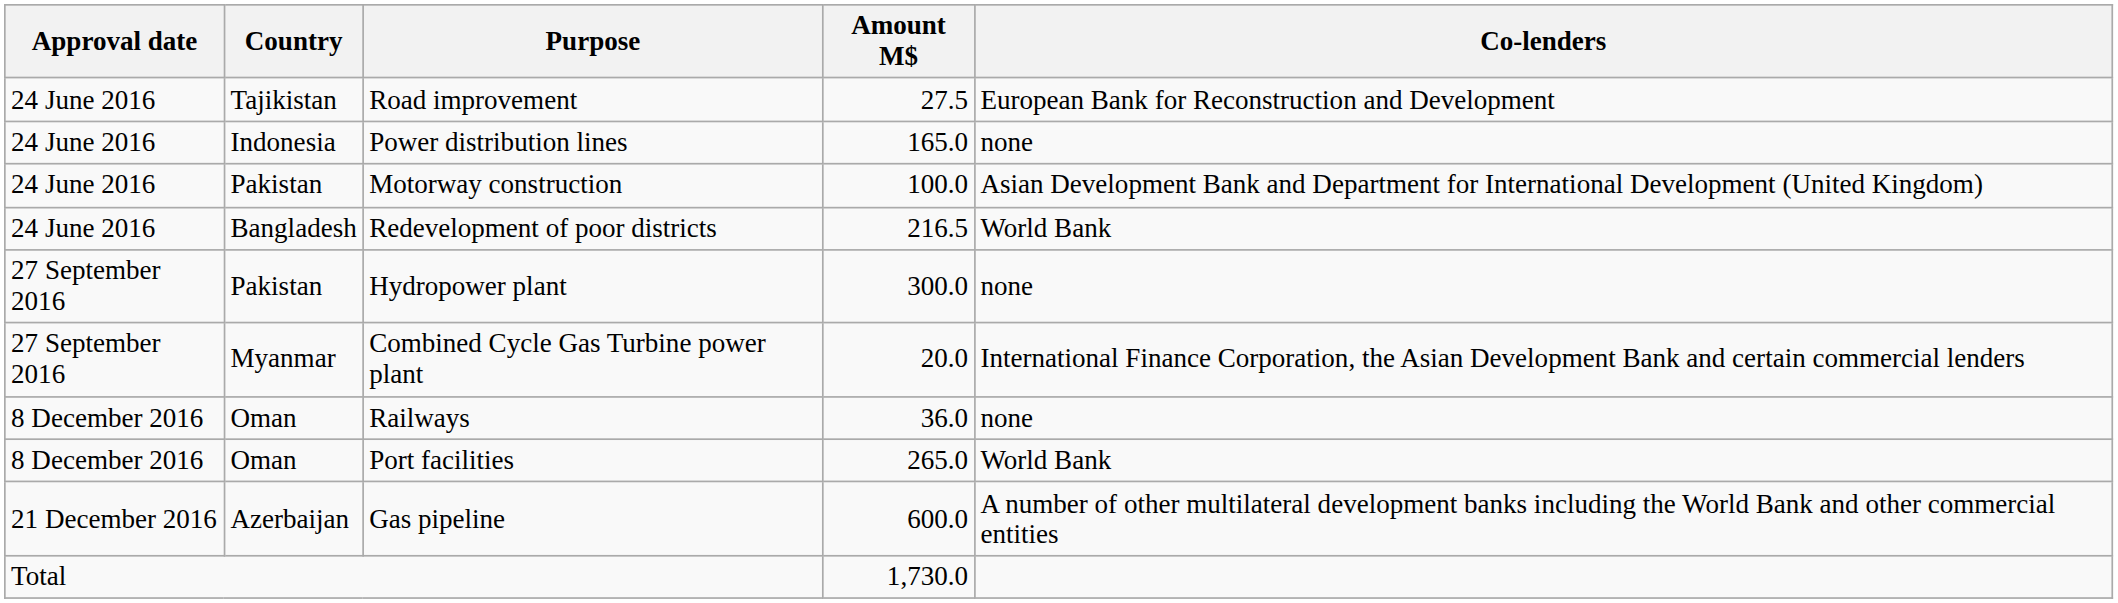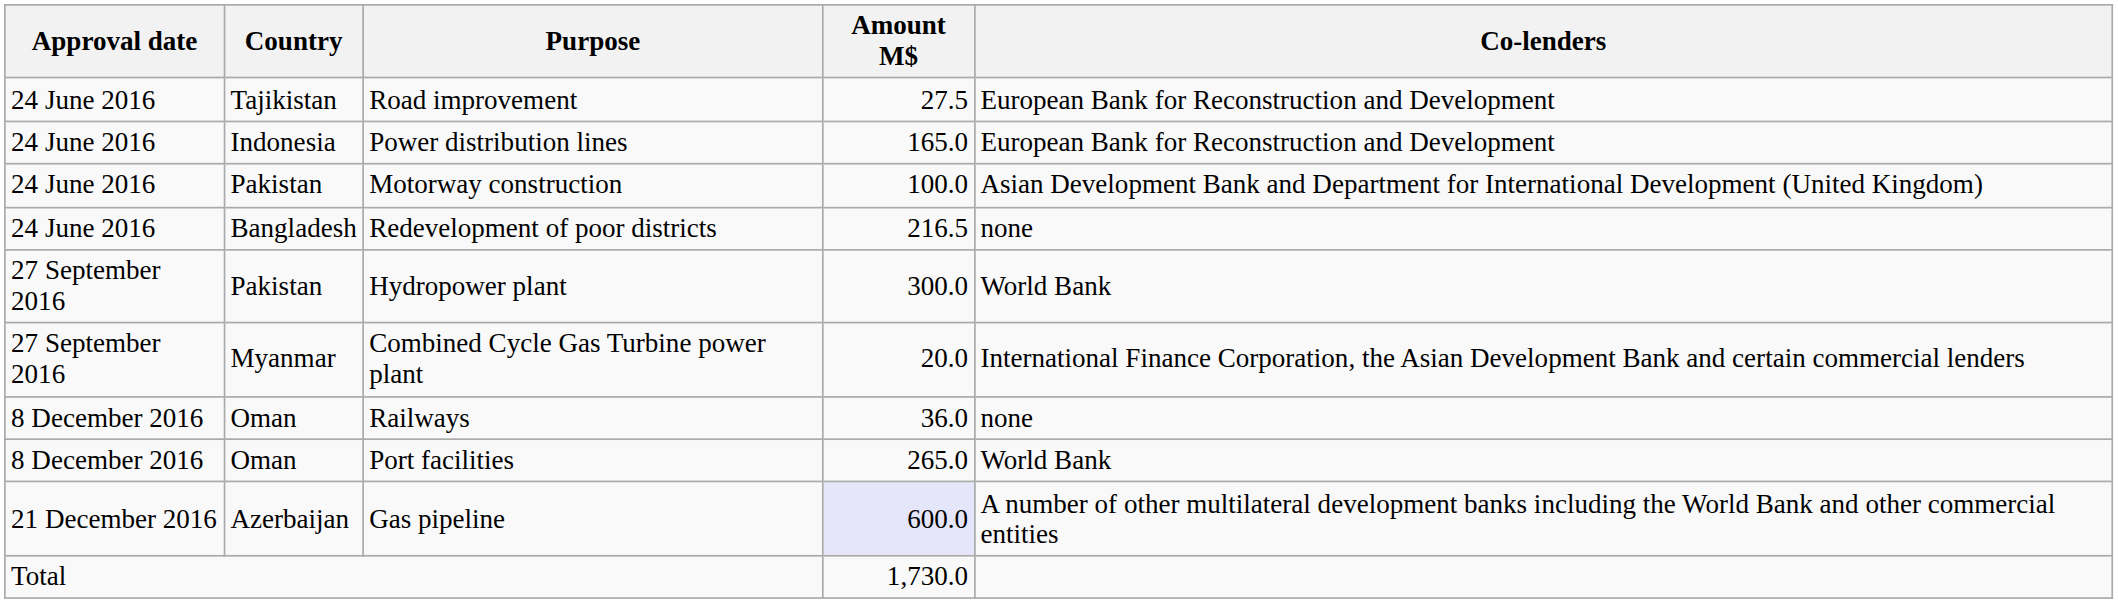(1007, 142) none -> (1268, 142) European Bank for Reconstruction and Development
(1046, 227) World Bank -> (1007, 227) none
(1007, 285) none -> (1046, 285) World Bank
(938, 518) no background -> (938, 518) lavender background
